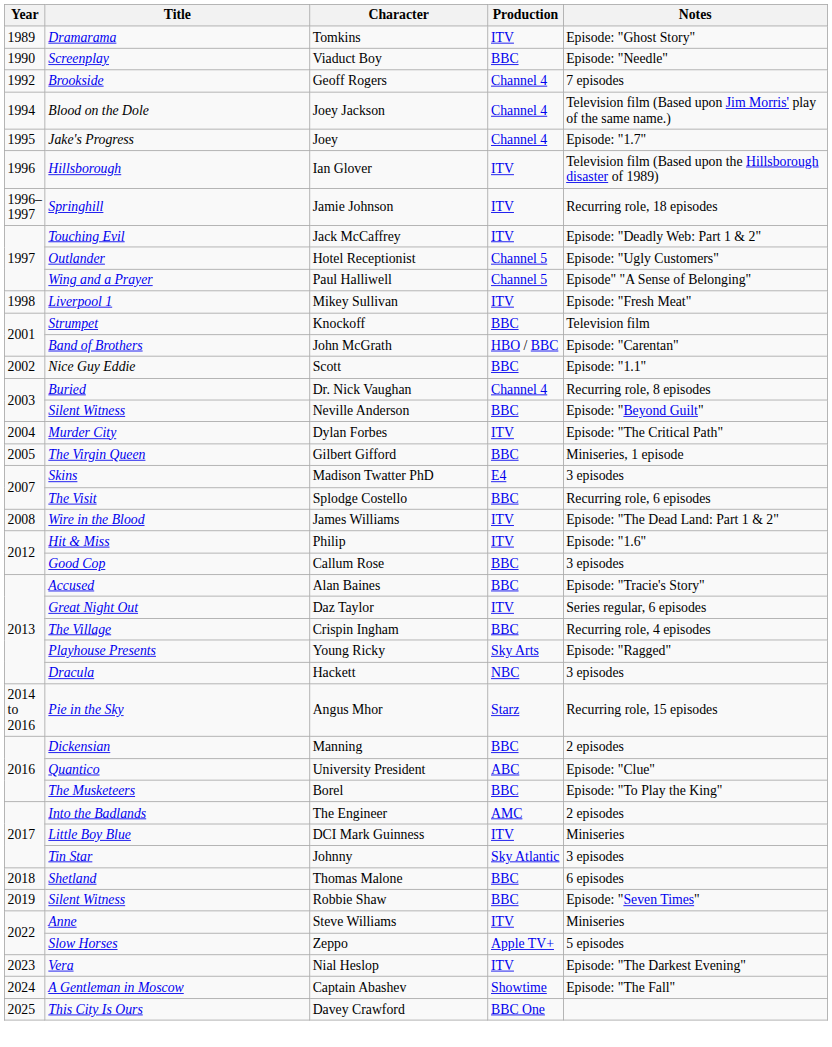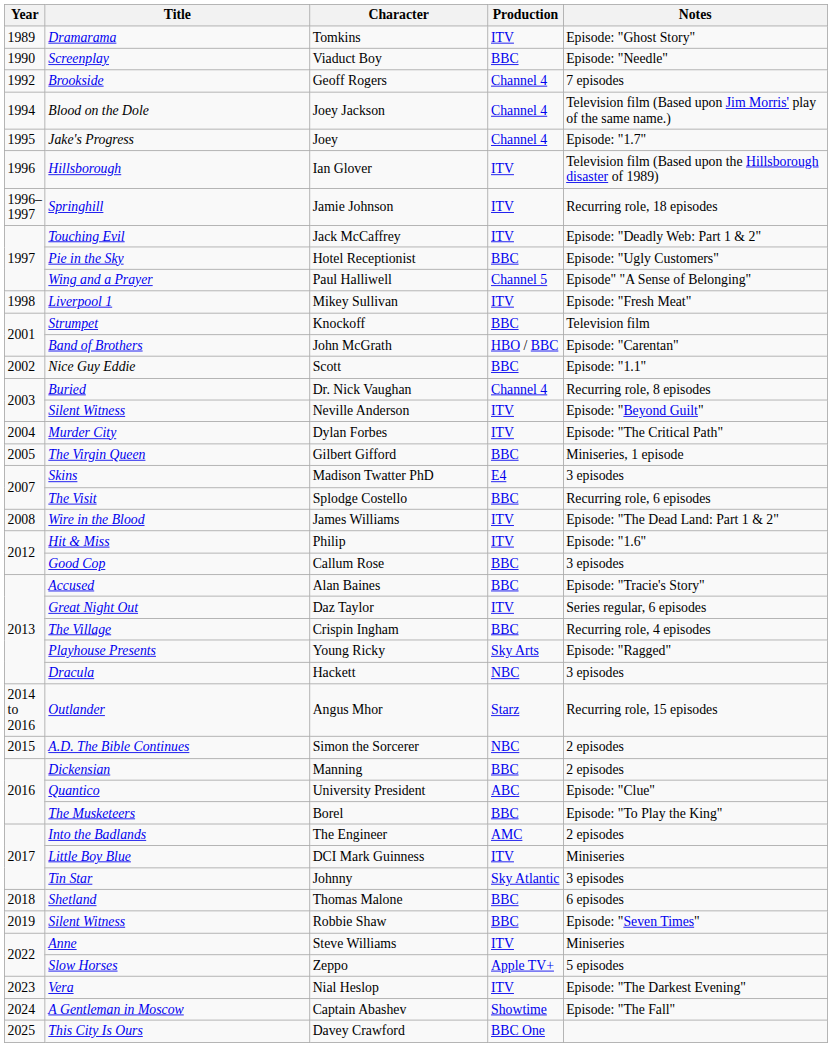(77, 258) Outlander -> (86, 258) Pie in the Sky
(519, 258) Channel 5 -> (505, 258) BBC
(505, 411) BBC -> (502, 411) ITV
(86, 710) Pie in the Sky -> (77, 710) Outlander
+ row: (366, 747)
